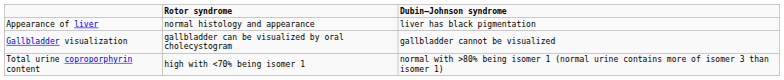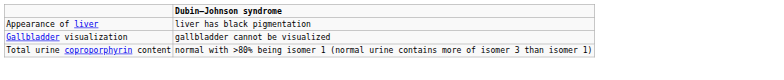- column: (198, 11)
